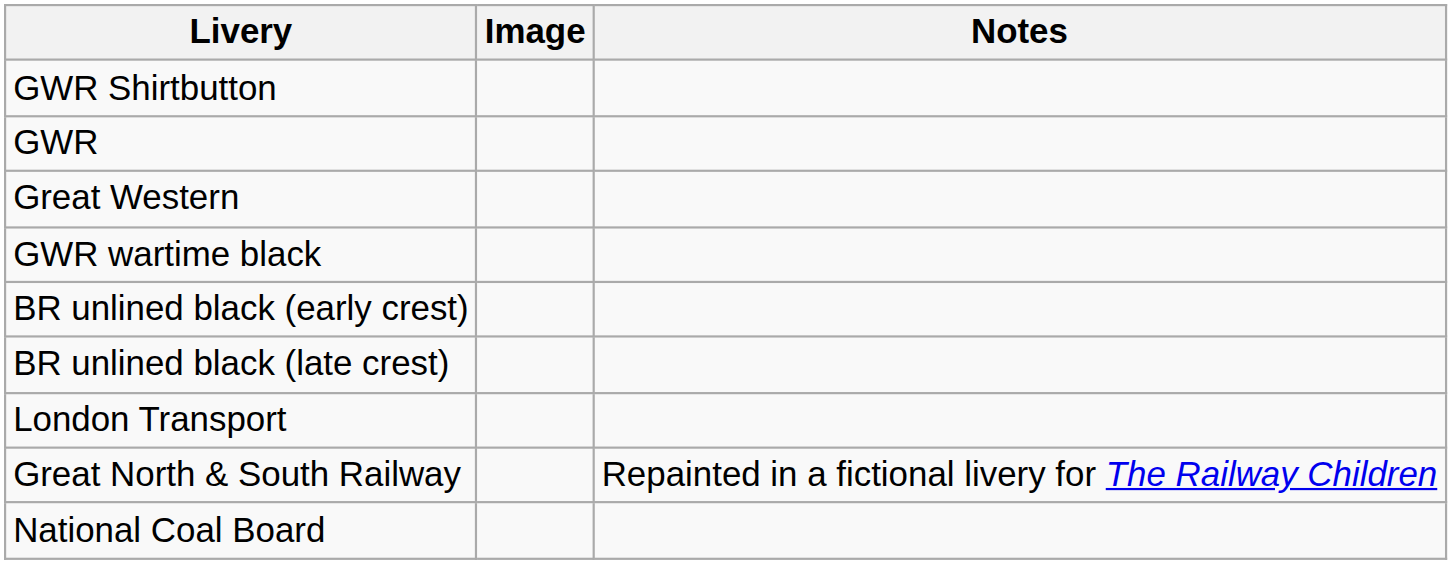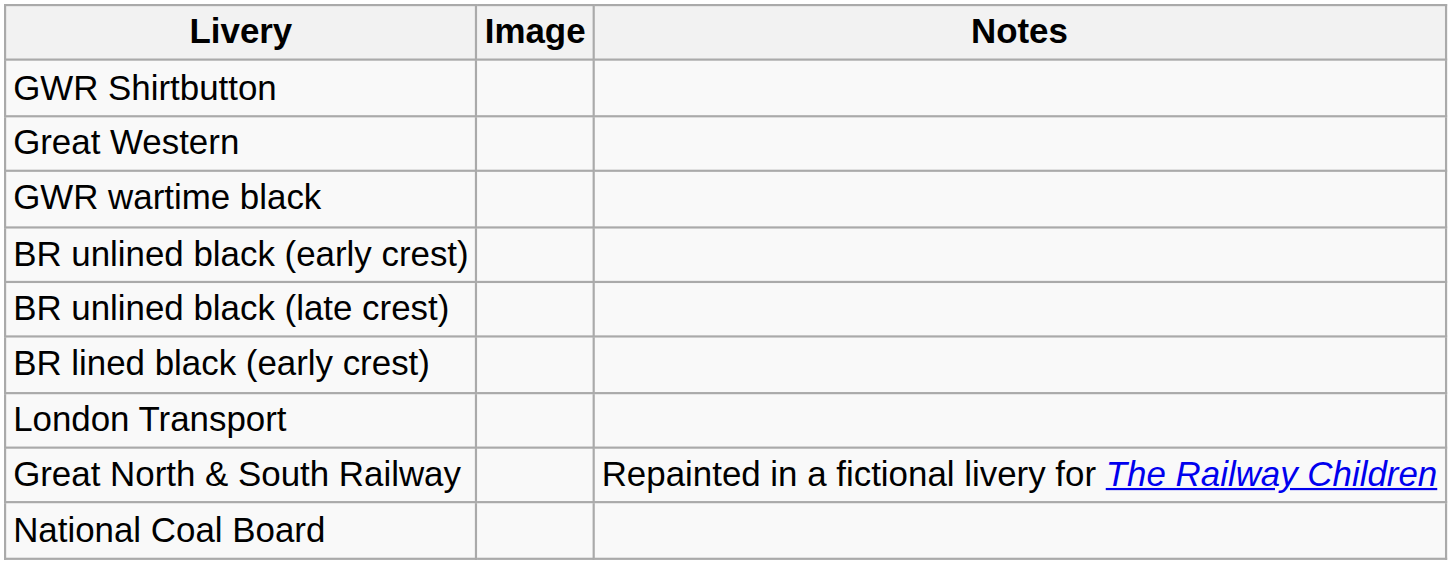- row: (56, 142)
+ row: (222, 364)
